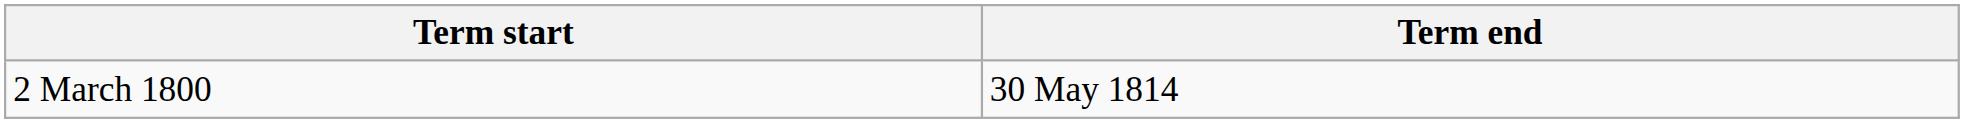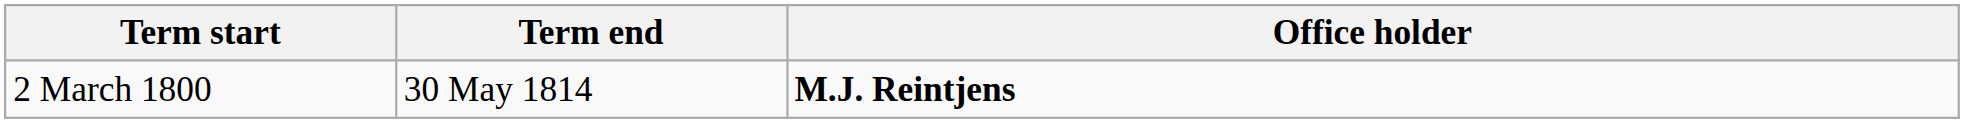+ column: (1372, 32)
